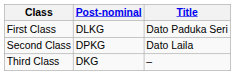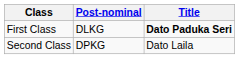(187, 29) normal -> (189, 29) bold
- row: (33, 62)
